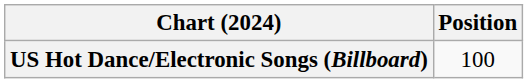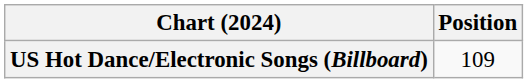(478, 58) 100 -> (478, 58) 109
